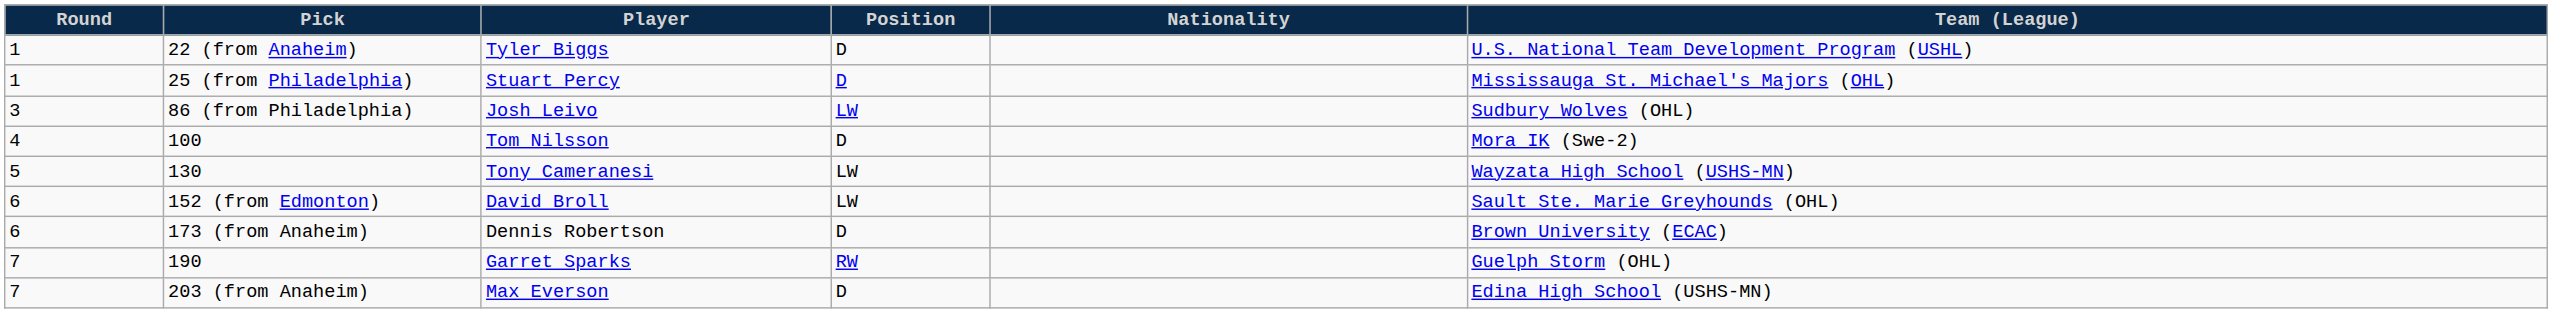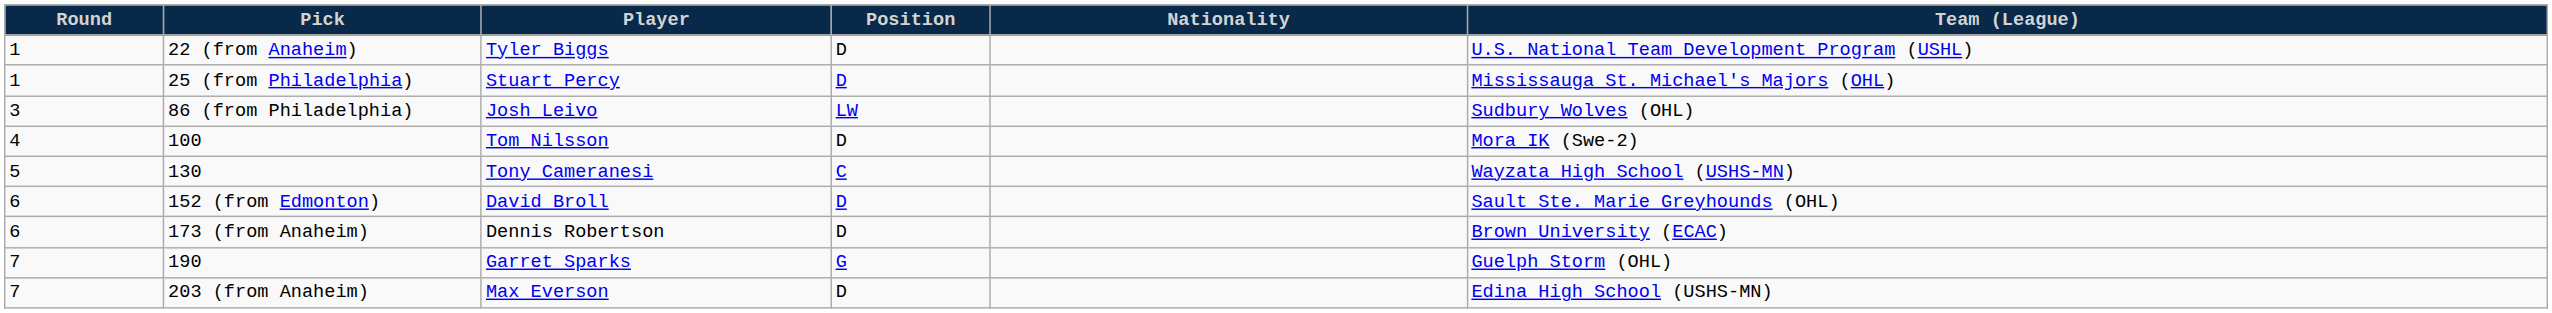(847, 171) LW -> (841, 171) C
(847, 202) LW -> (841, 202) D
(847, 262) RW -> (841, 262) G
